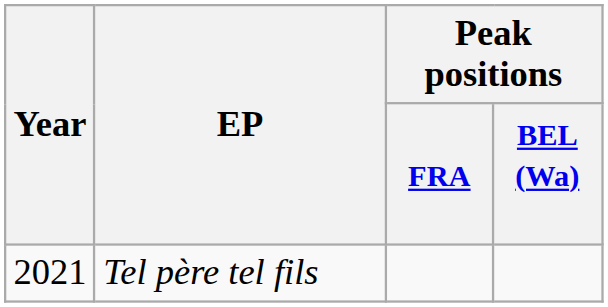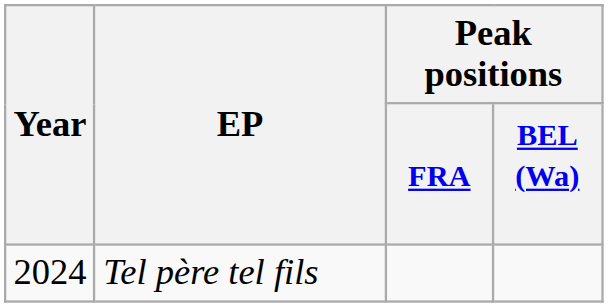(50, 272) 2021 -> (50, 272) 2024
